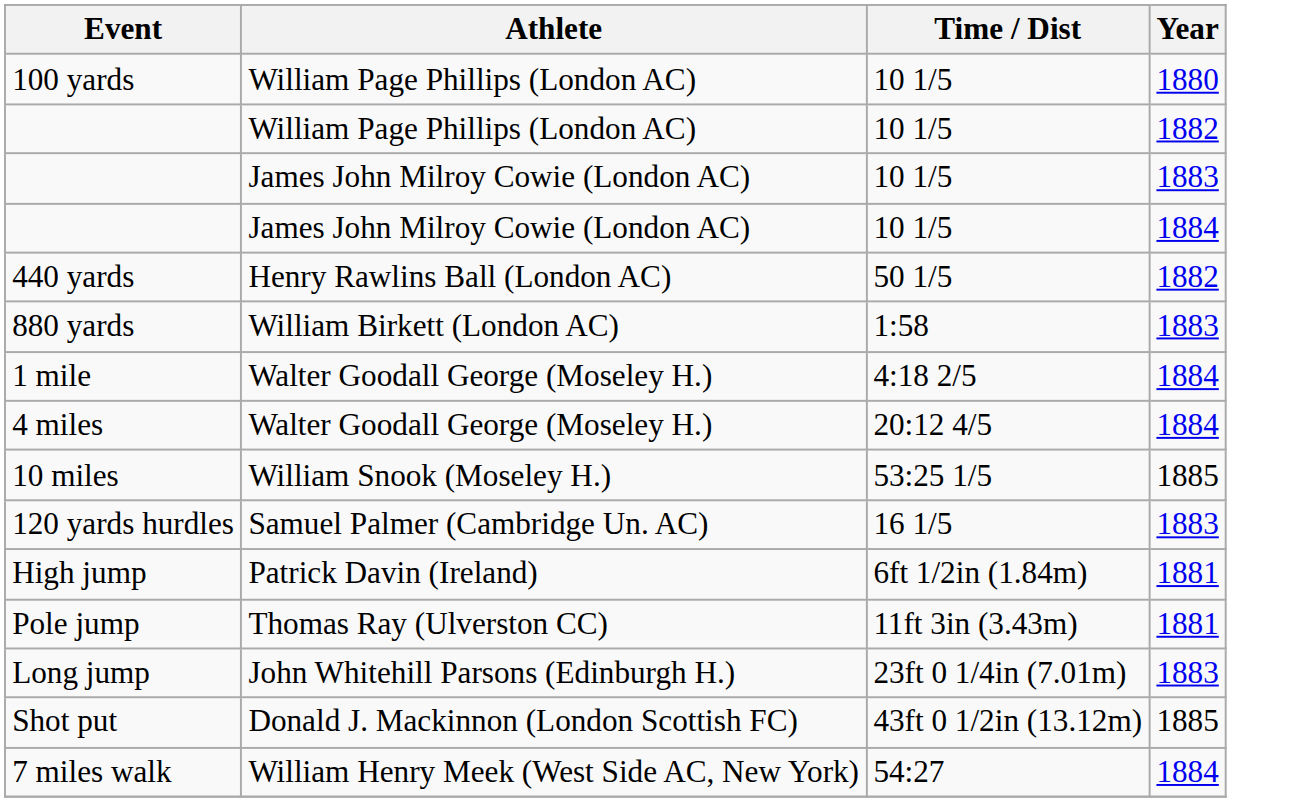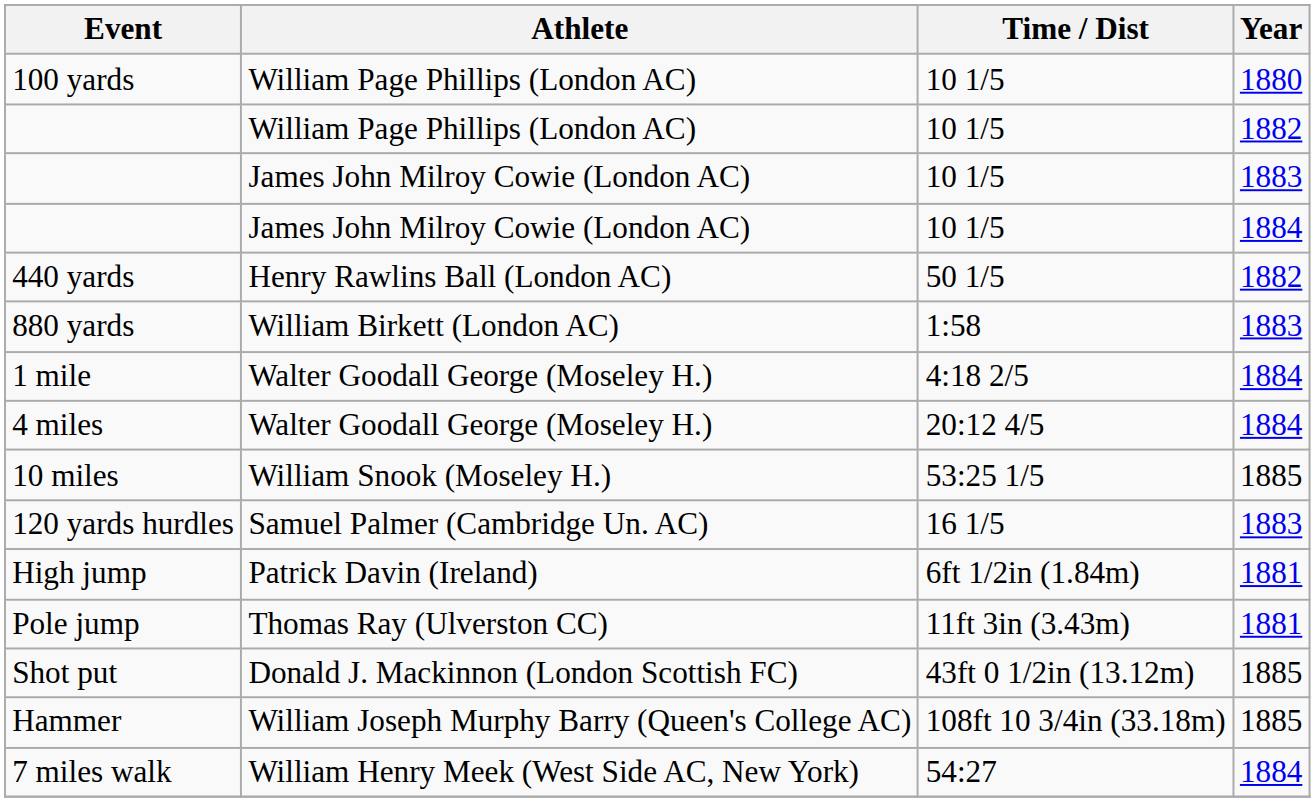- row: (81, 672)
+ row: (67, 721)
